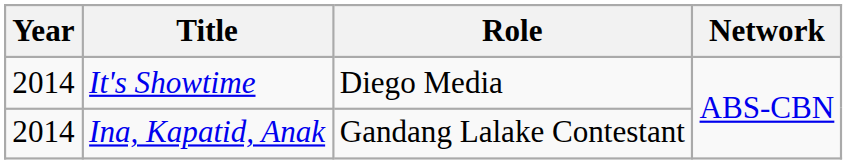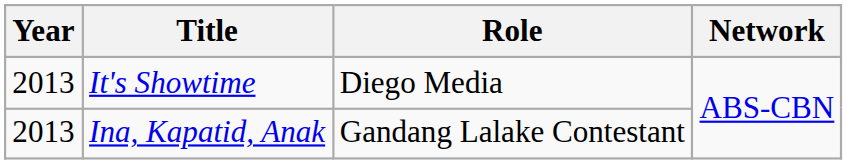(43, 81) 2014 -> (43, 81) 2013
(43, 133) 2014 -> (43, 133) 2013
